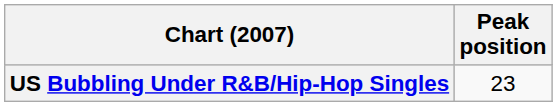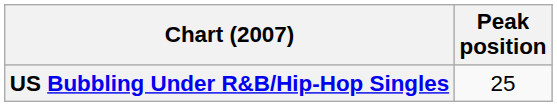(503, 82) 23 -> (503, 82) 25
